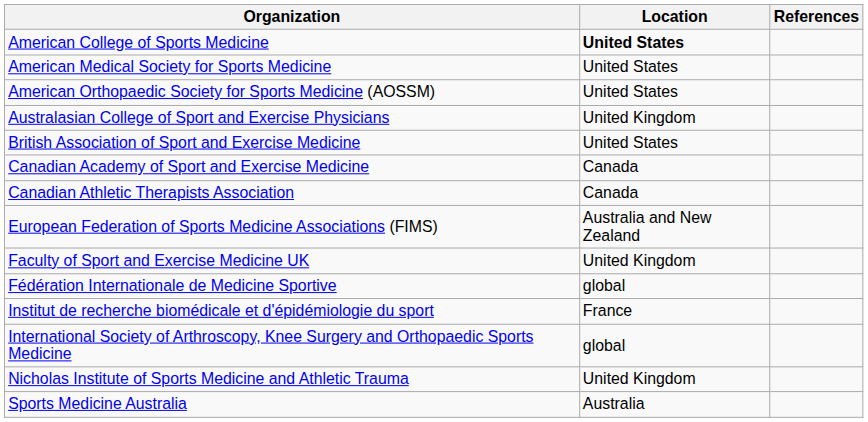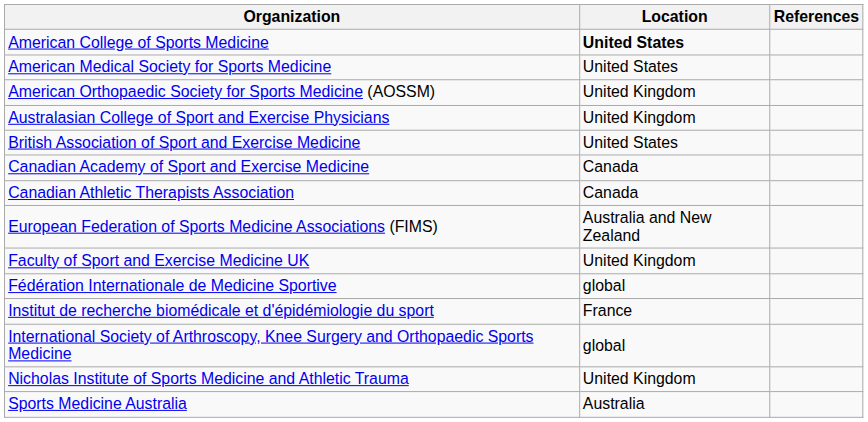(630, 92) United States -> (639, 92) United Kingdom
